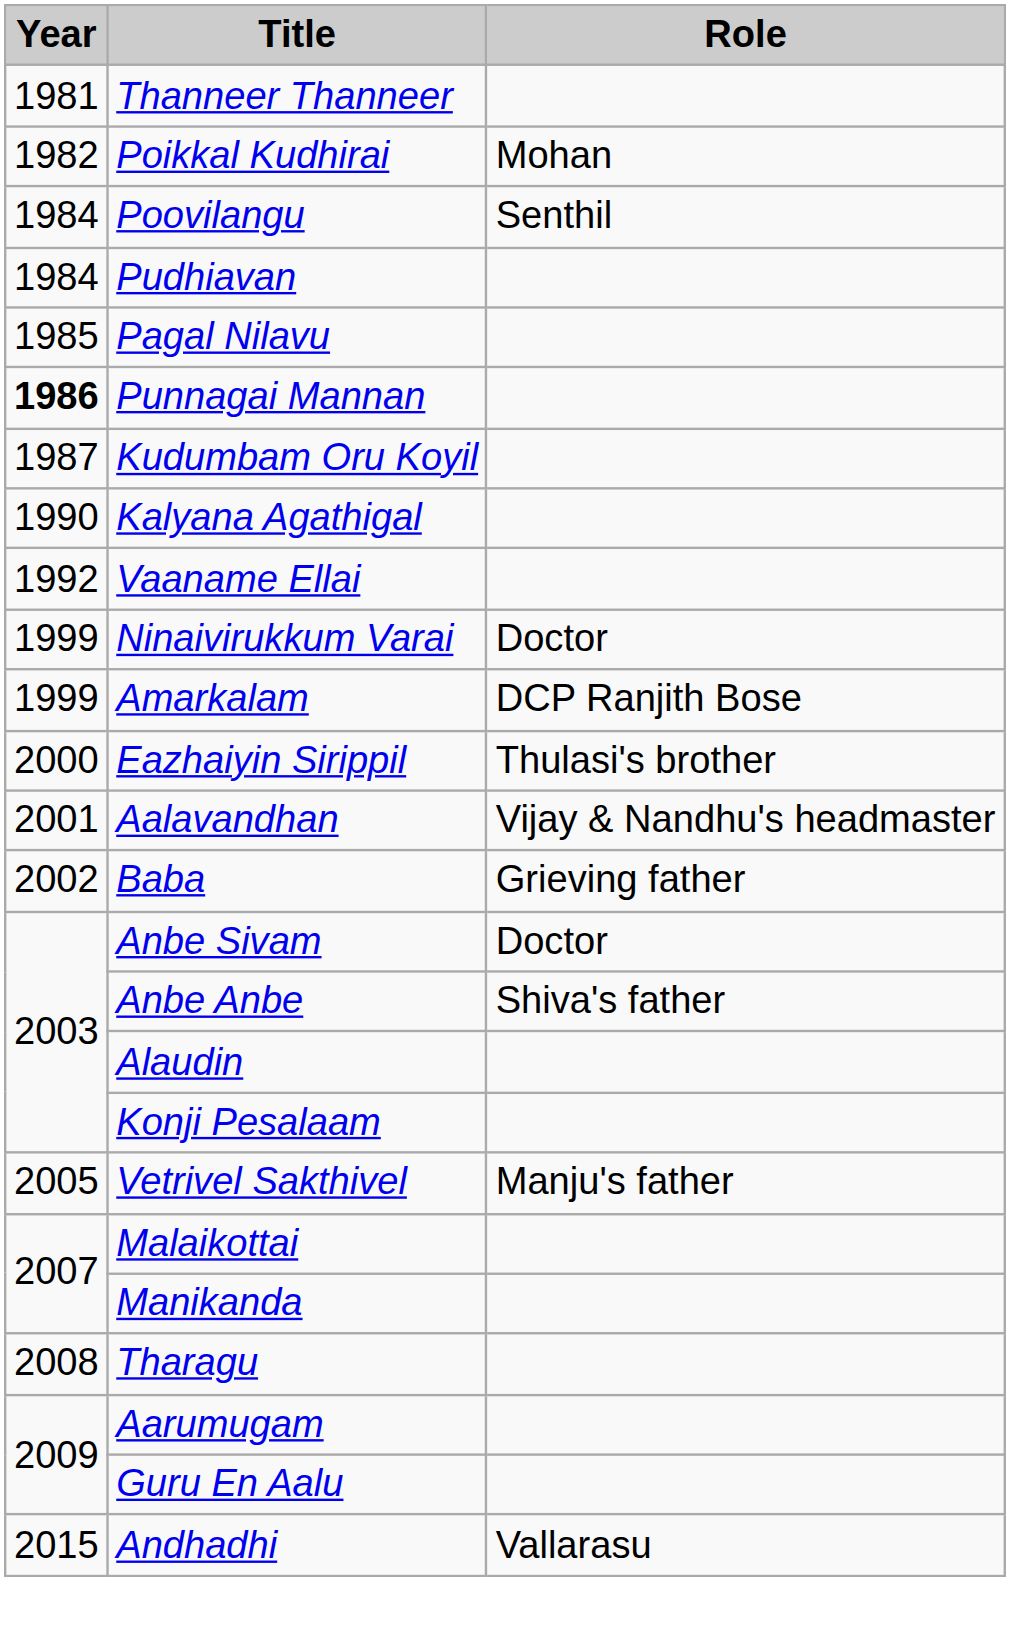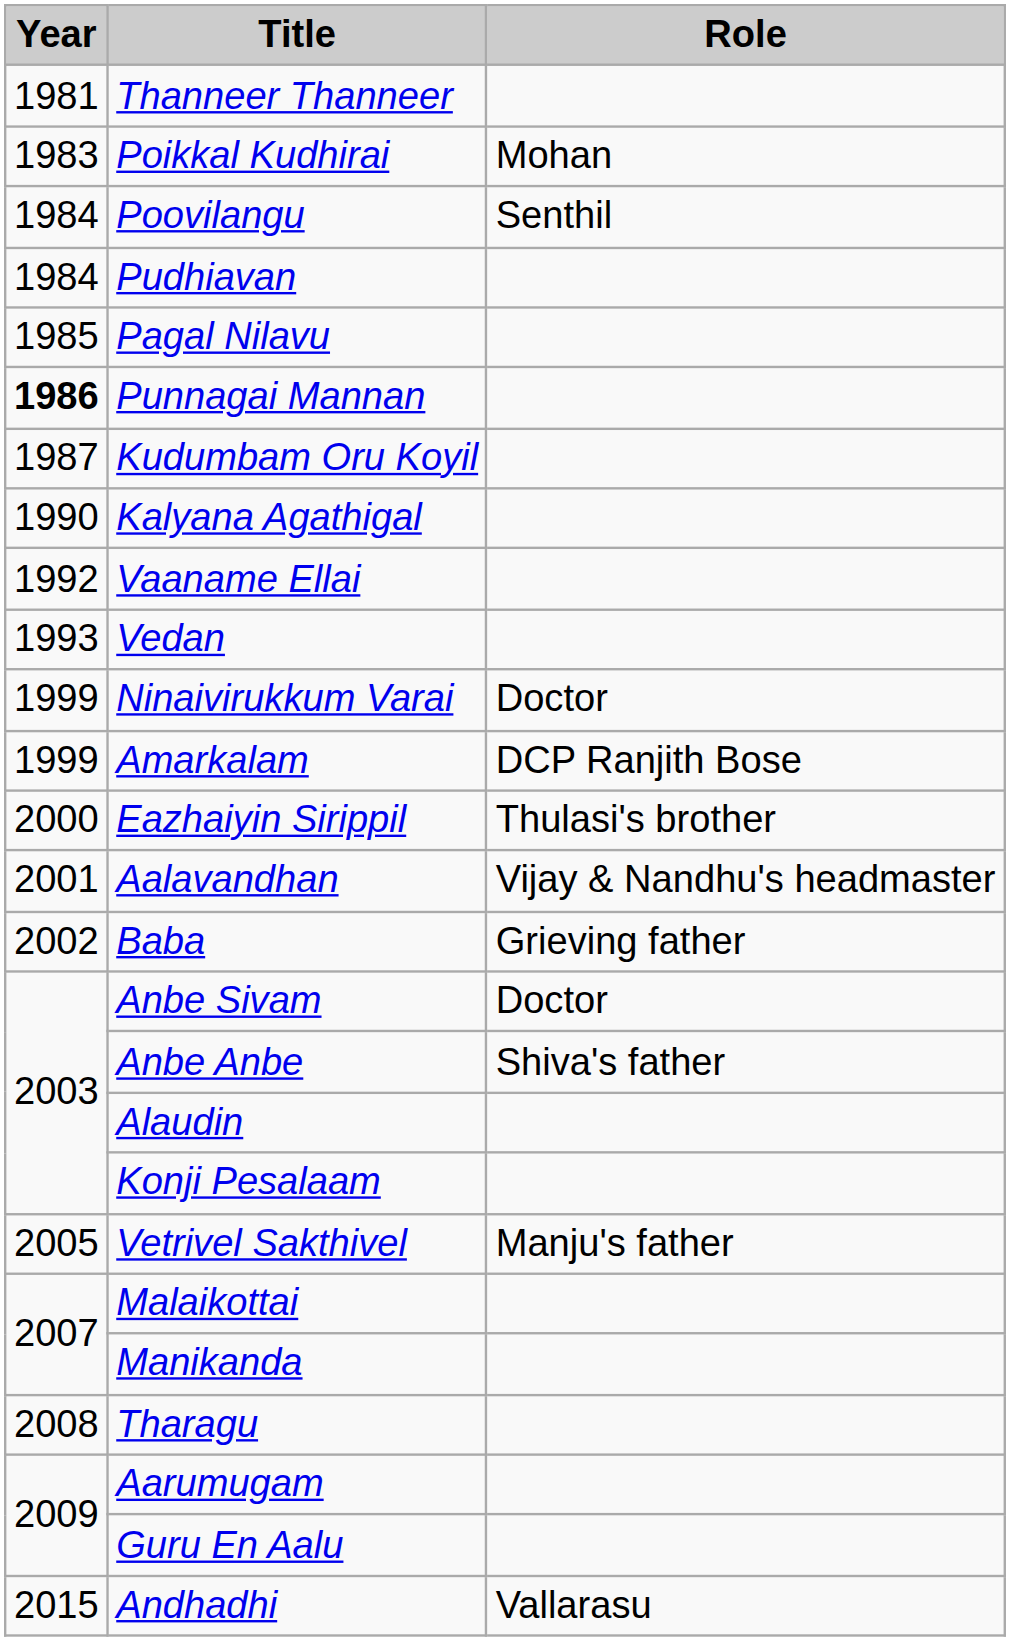(56, 155) 1982 -> (56, 155) 1983
+ row: (171, 638)
